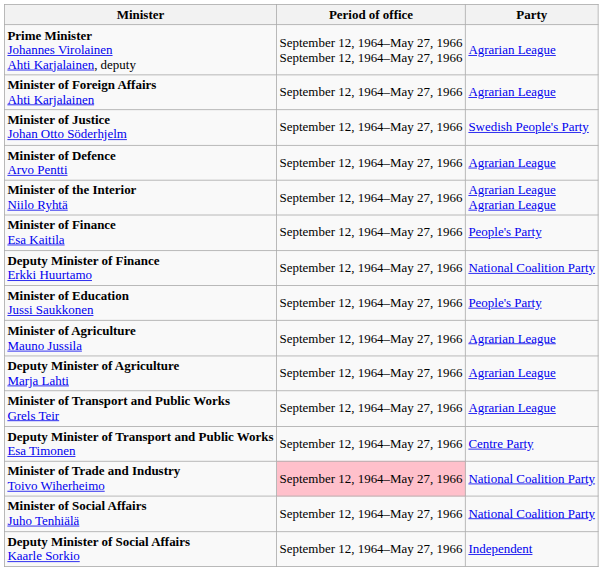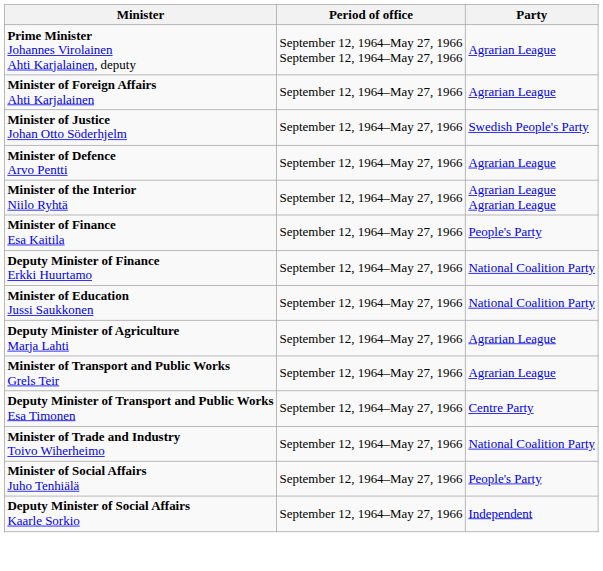(505, 303) People's Party -> (532, 303) National Coalition Party
- row: (72, 338)
(371, 478) pink background -> (371, 443) no background
(532, 513) National Coalition Party -> (505, 478) People's Party
